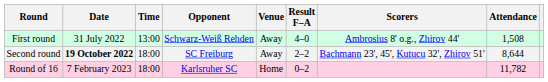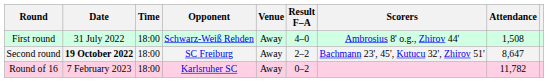(149, 38) 13:00 -> (149, 38) 18:00
(513, 54) 8,644 -> (513, 54) 8,647
(271, 69) Home -> (271, 69) Away
